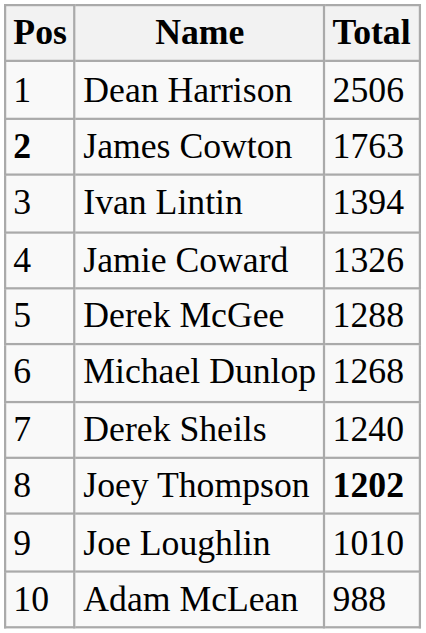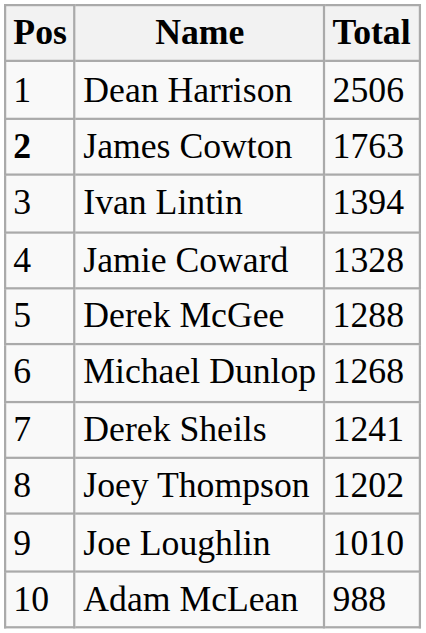(368, 259) 1326 -> (368, 259) 1328
(368, 428) 1240 -> (368, 428) 1241
(368, 485) bold -> (368, 485) normal
